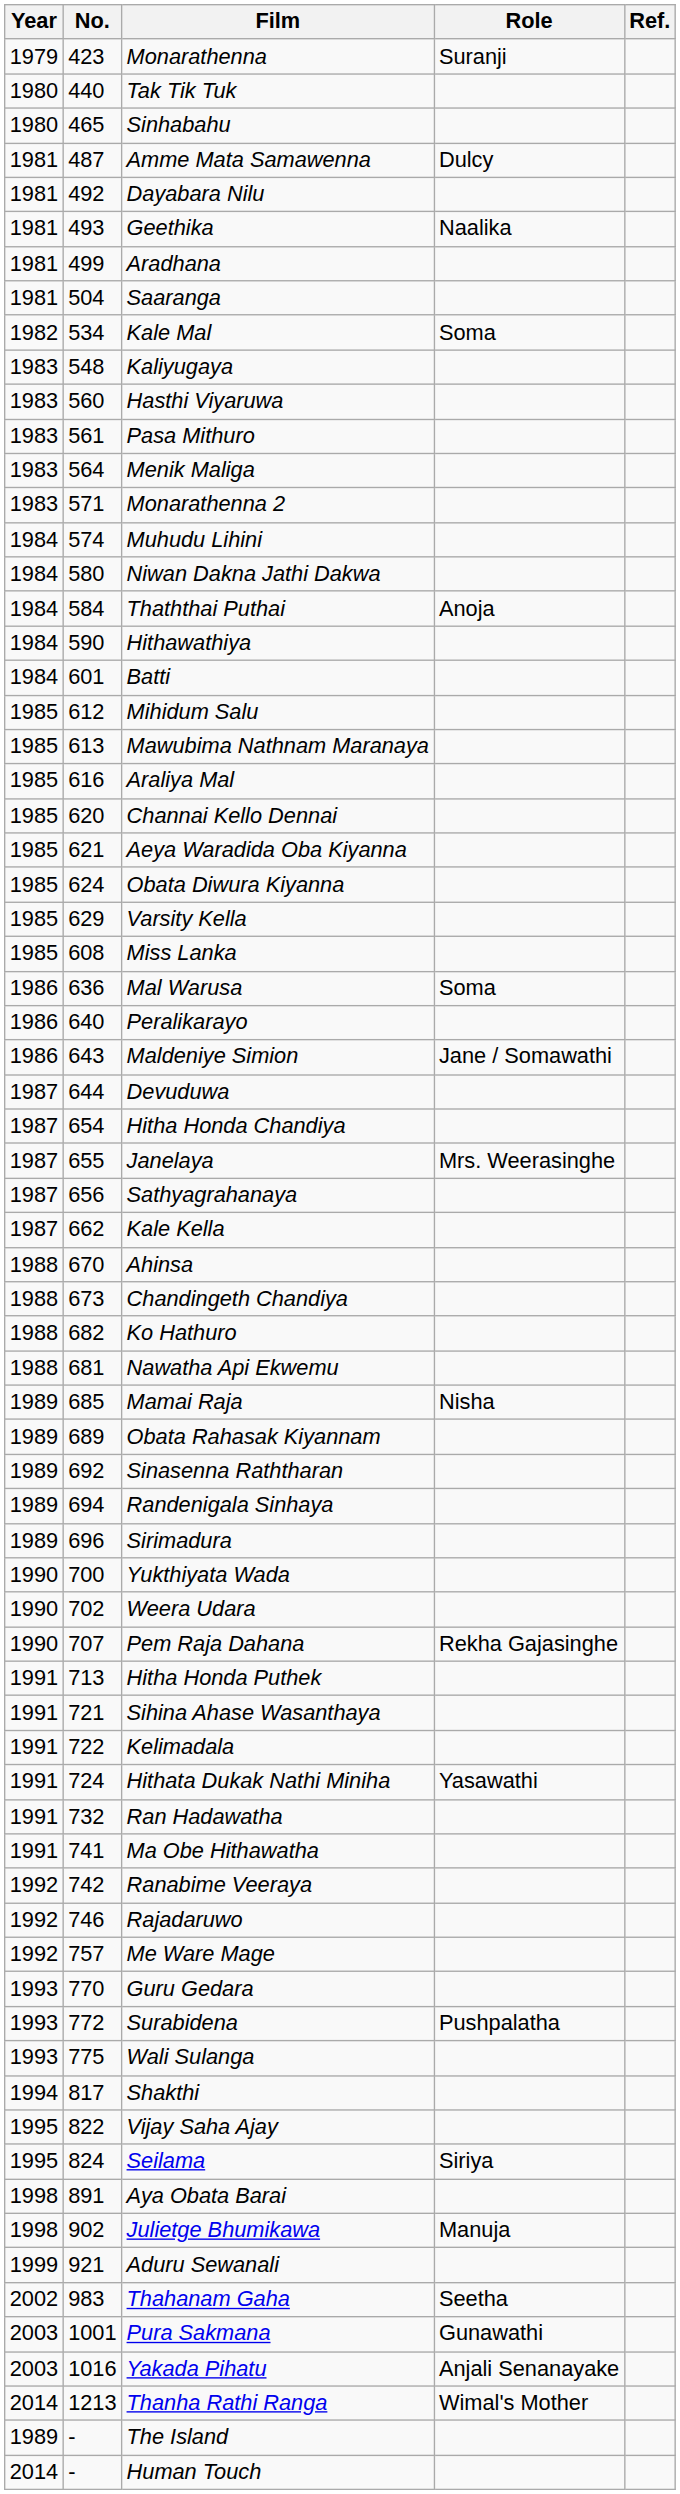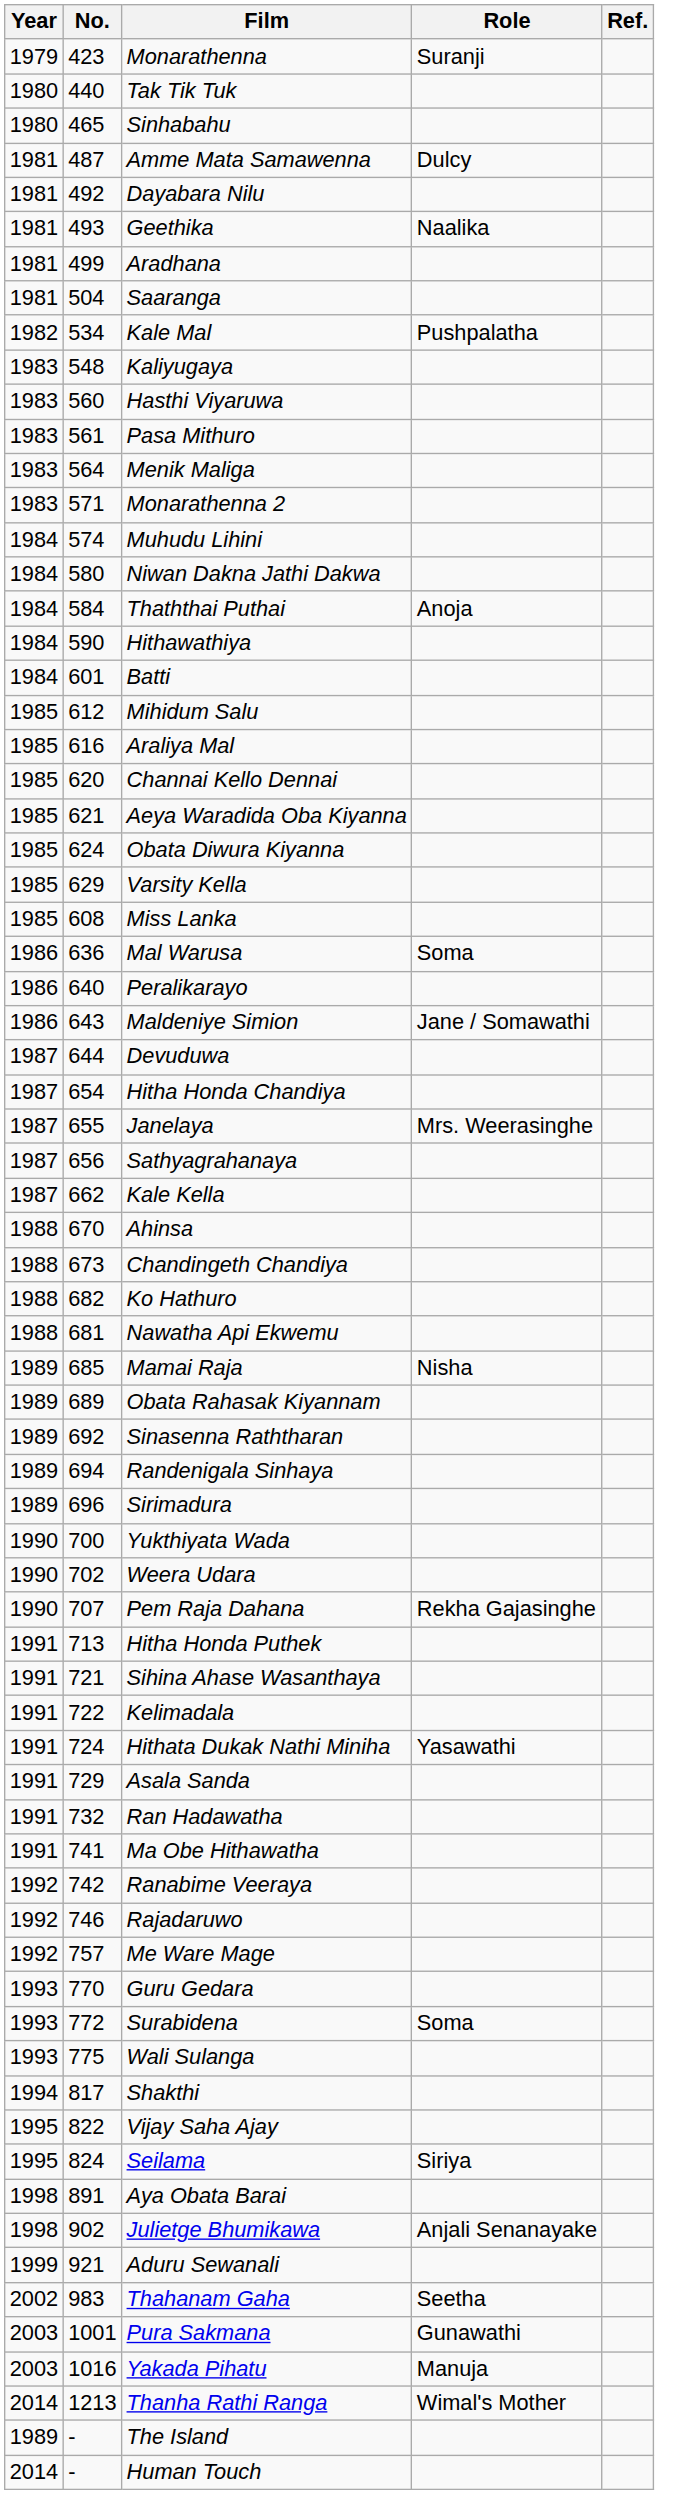(467, 332) Soma -> (477, 332) Pushpalatha
- row: (278, 746)
+ row: (188, 1781)
(499, 2023) Pushpalatha -> (445, 2023) Soma
(475, 2230) Manuja -> (507, 2230) Anjali Senanayake
(529, 2368) Anjali Senanayake -> (453, 2368) Manuja
